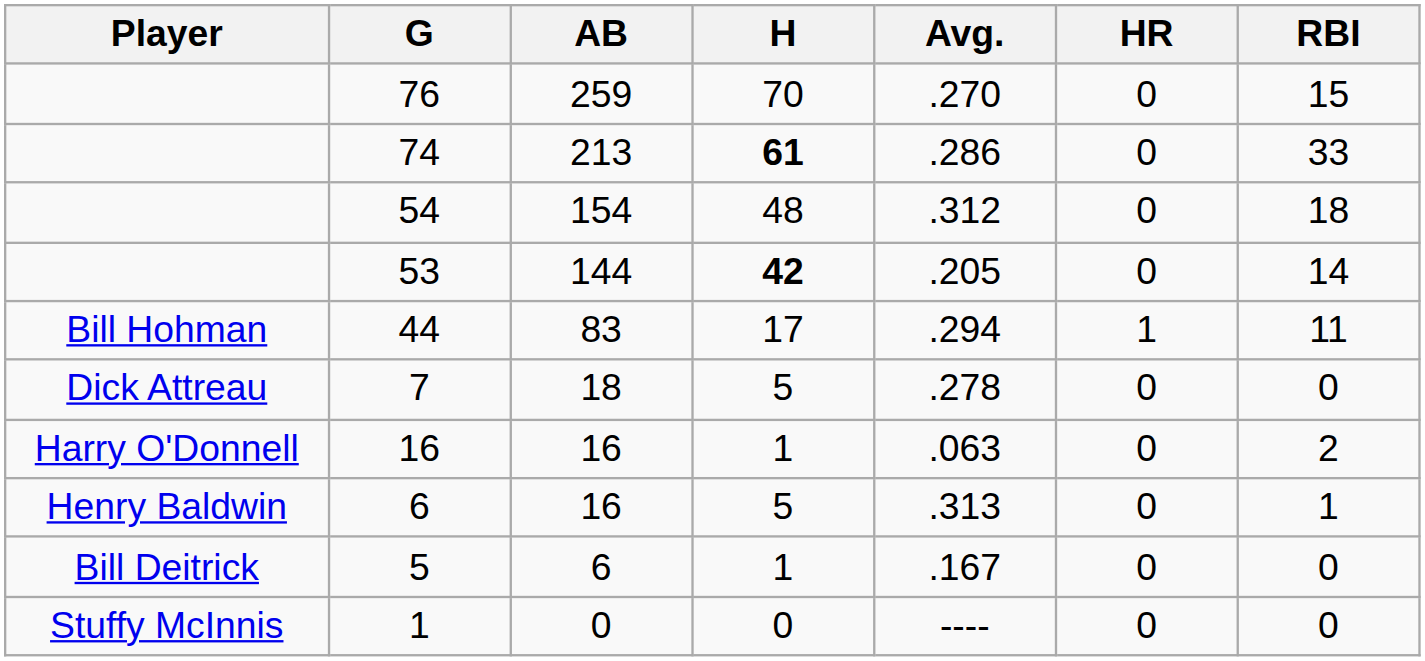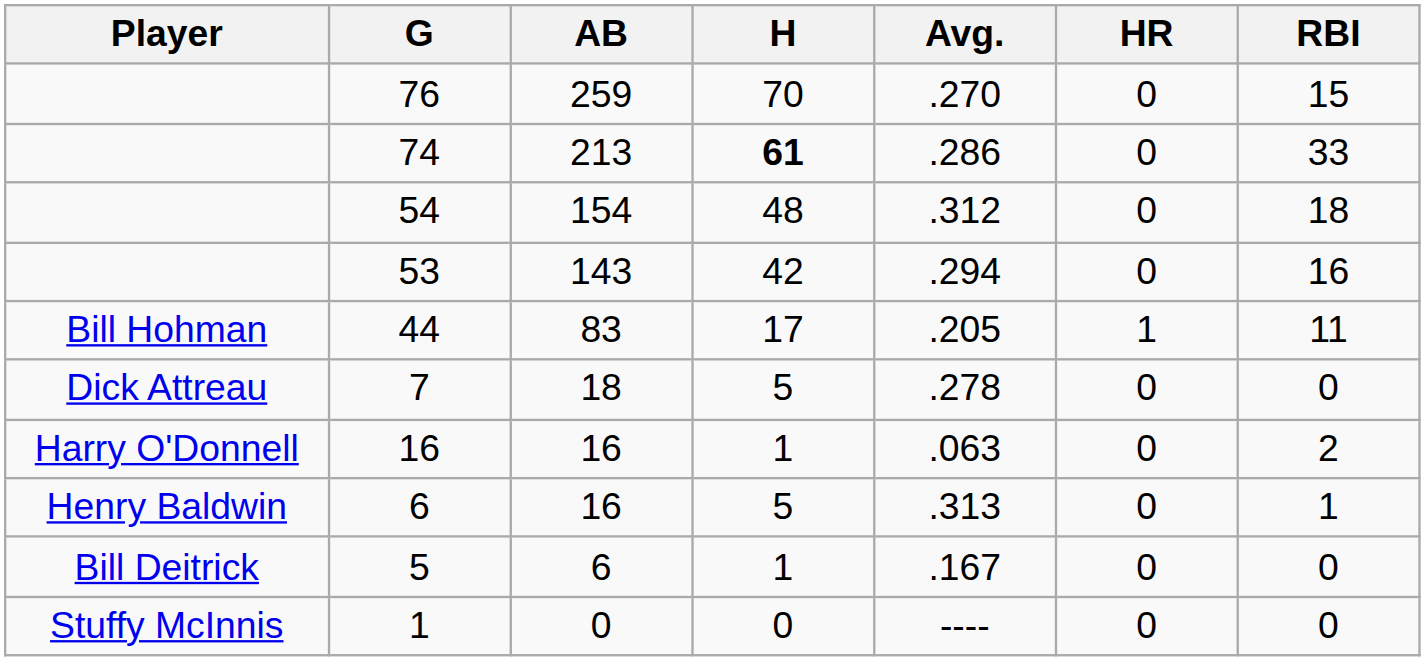(601, 270) 144 -> (601, 270) 143
(783, 270) bold -> (783, 270) normal
(965, 270) .205 -> (965, 270) .294
(1328, 270) 14 -> (1328, 270) 16
(965, 329) .294 -> (965, 329) .205
